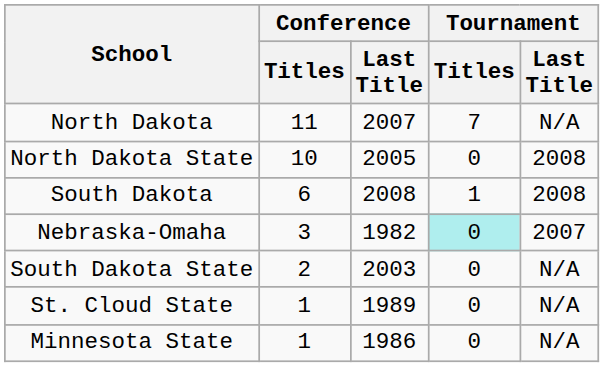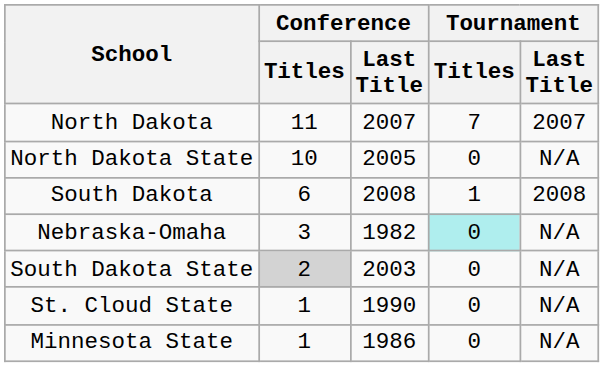(559, 122) N/A -> (559, 122) 2007
(559, 159) 2008 -> (559, 159) N/A
(559, 232) 2007 -> (559, 232) N/A
(304, 269) no background -> (304, 269) lightgrey background
(389, 306) 1989 -> (389, 306) 1990
